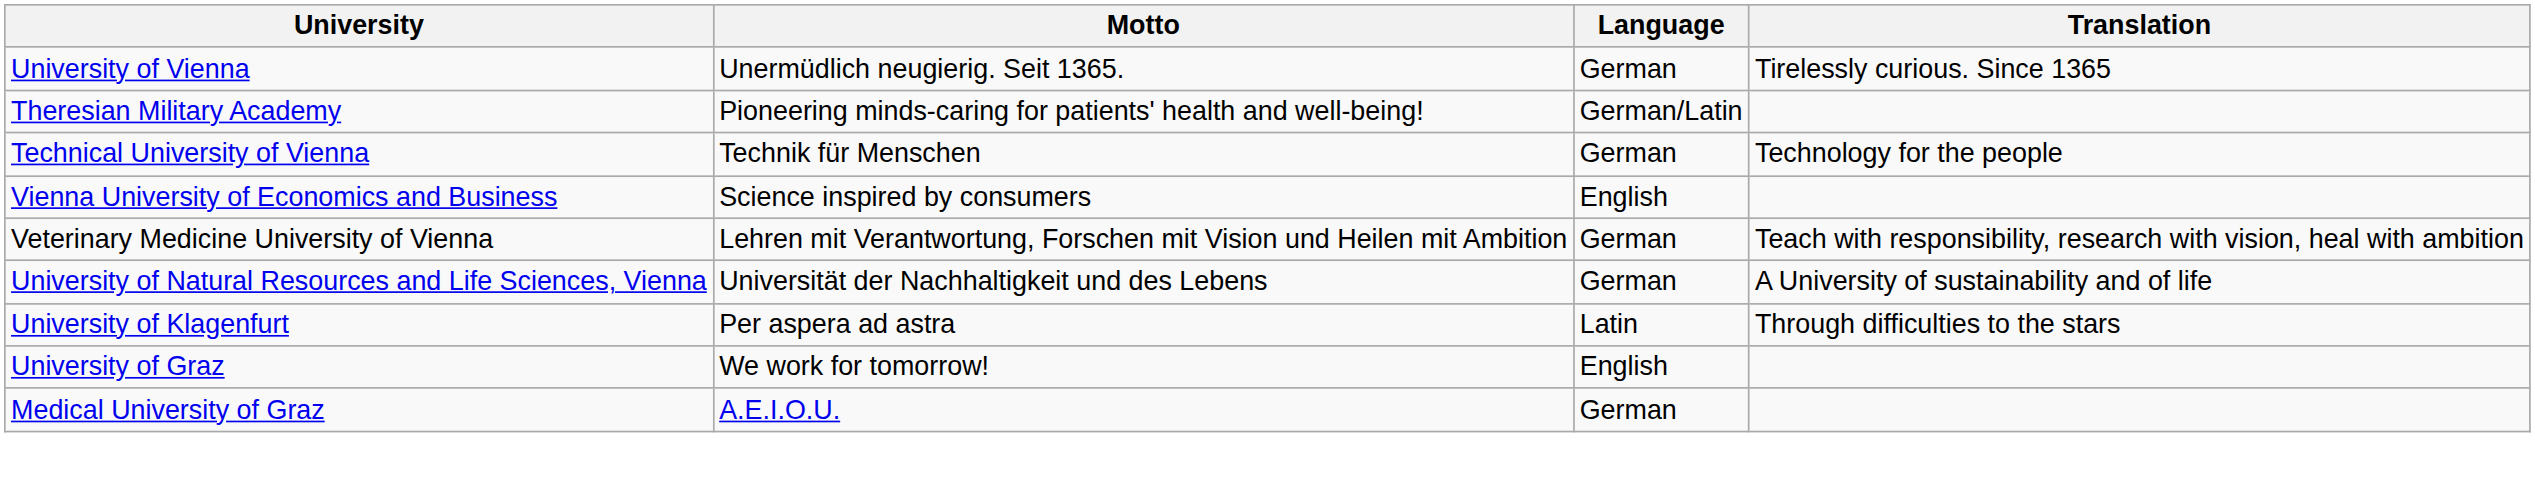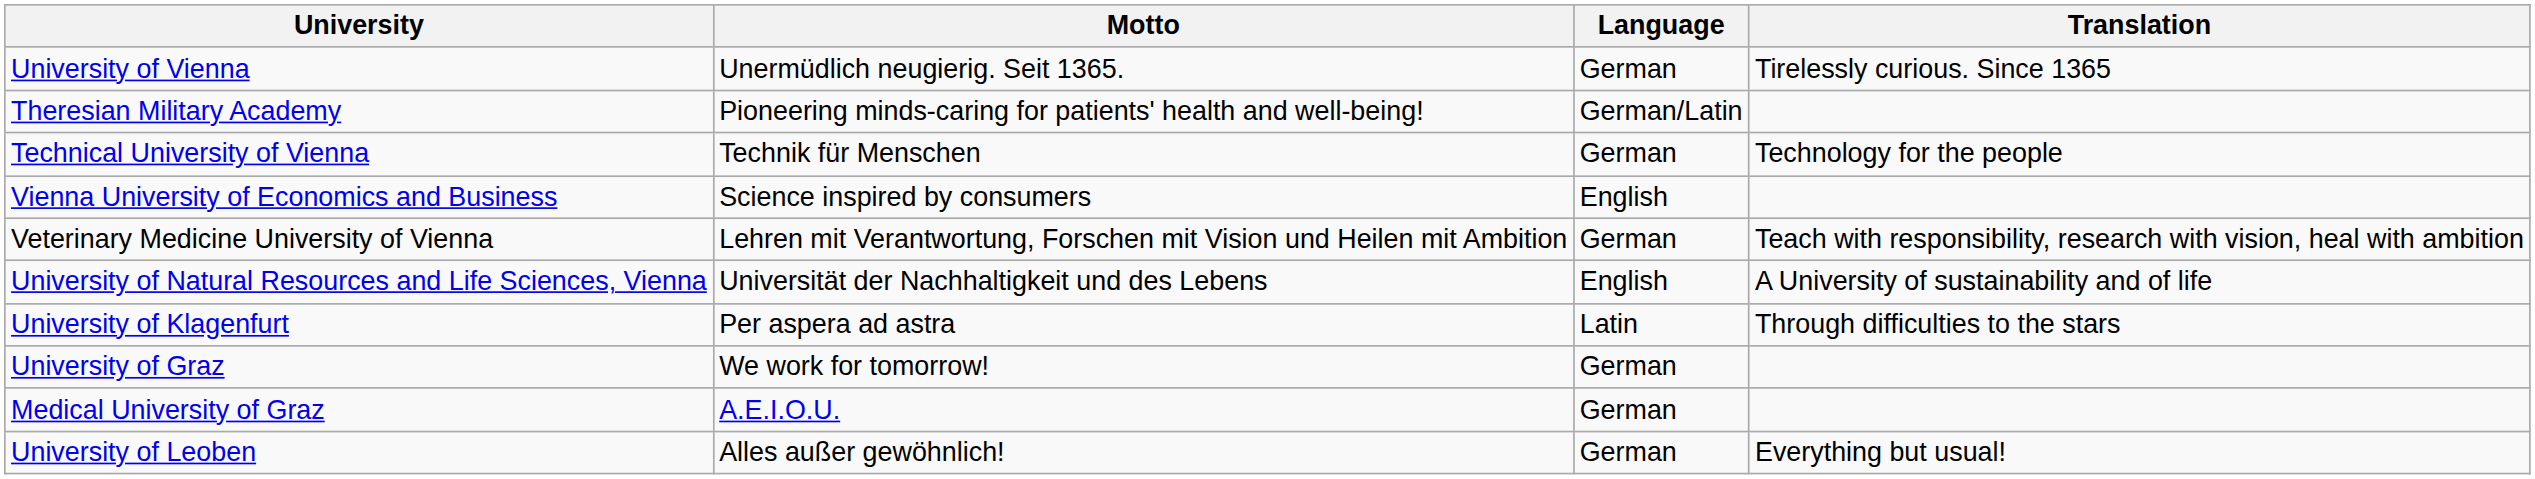(1628, 281) German -> (1624, 281) English
(1624, 366) English -> (1628, 366) German
+ row: (134, 452)
